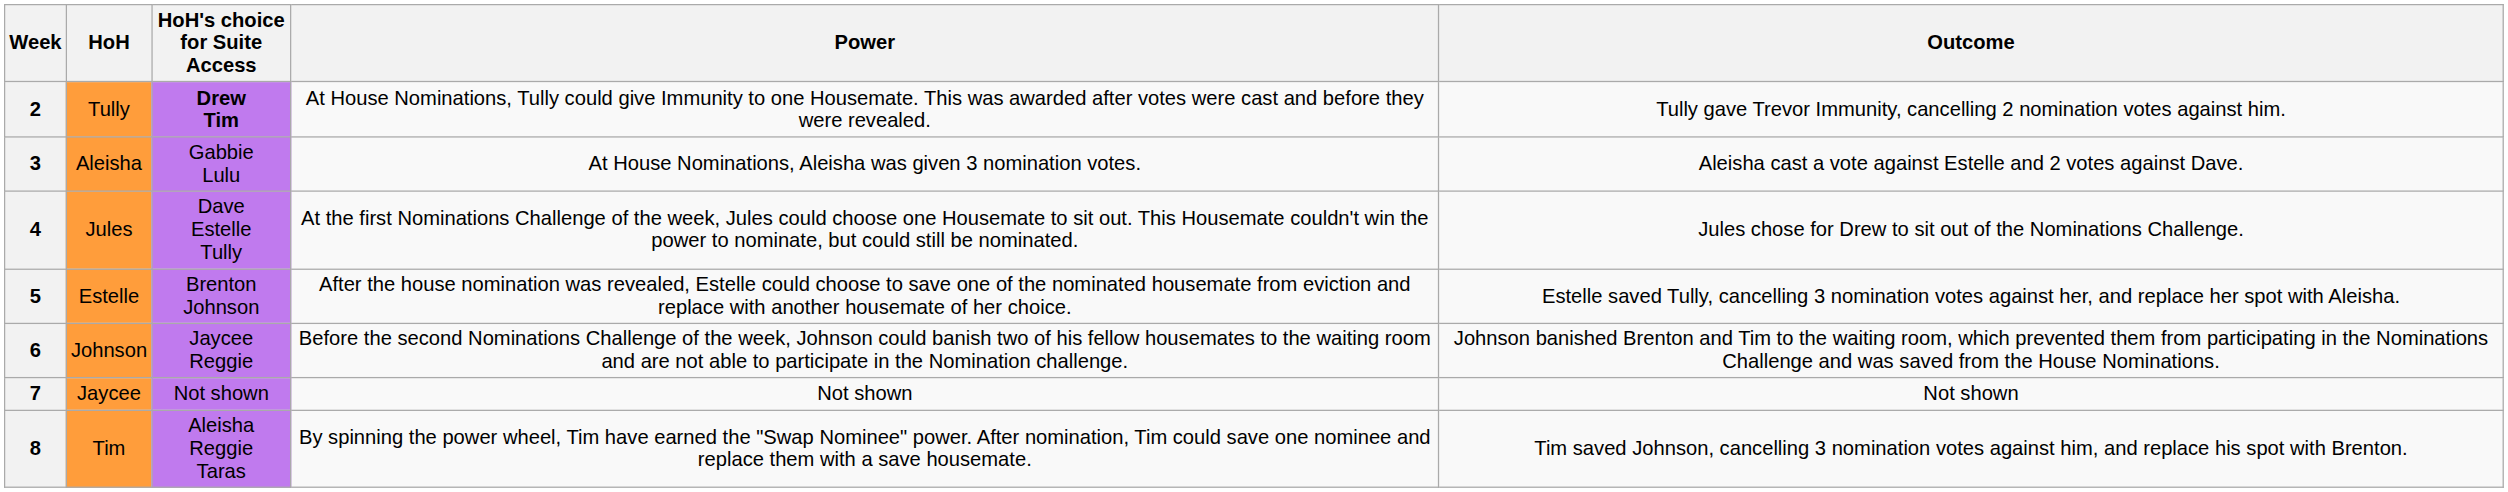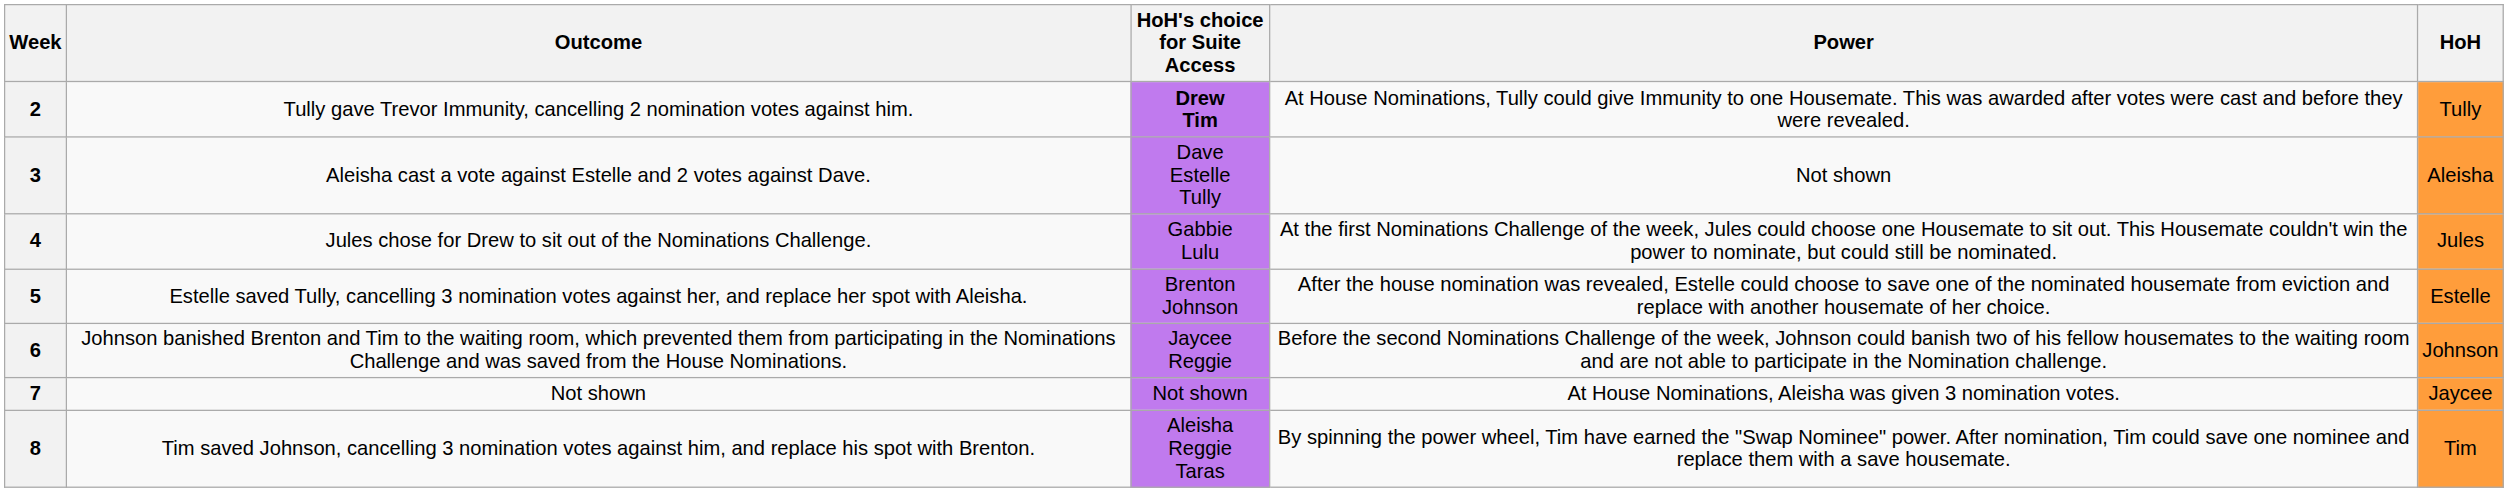columns swapped: (109, 43) <-> (1971, 43)
(221, 163) Gabbie Lulu -> (1200, 175) Dave Estelle Tully
(865, 163) At House Nominations, Aleisha was given 3 nomination votes. -> (1844, 175) Not shown
(221, 229) Dave Estelle Tully -> (1200, 241) Gabbie Lulu
(865, 393) Not shown -> (1844, 393) At House Nominations, Aleisha was given 3 nomination votes.
